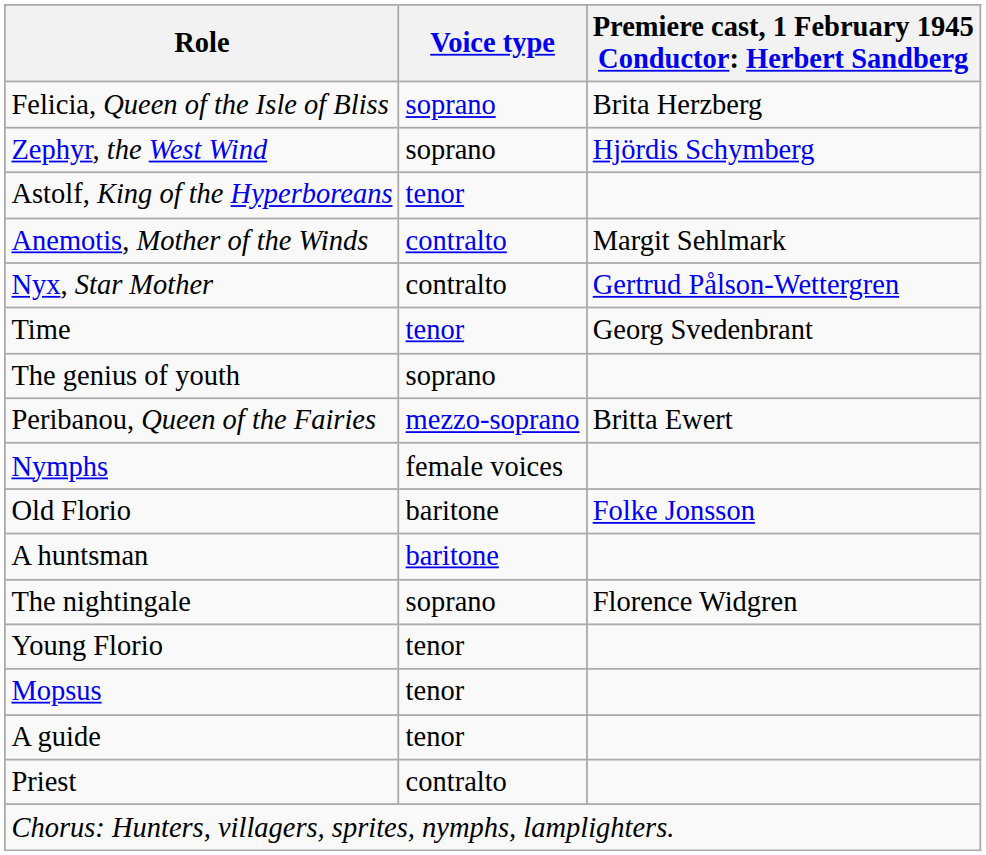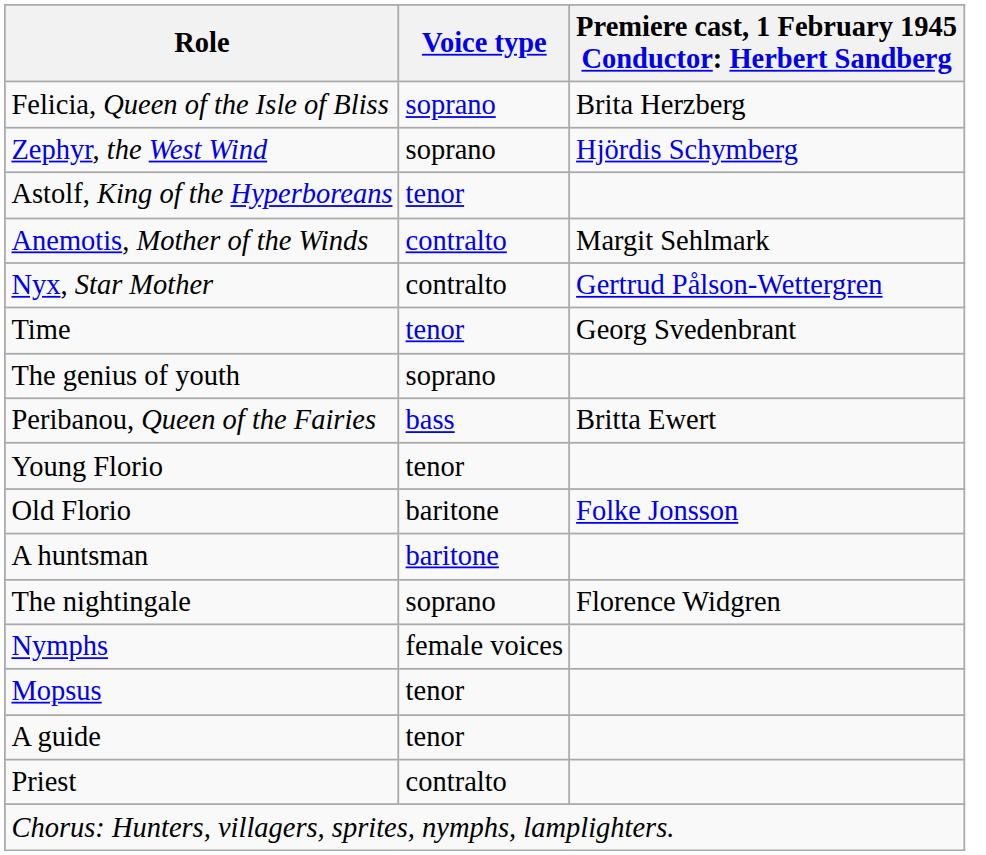(493, 420) mezzo-soprano -> (430, 420) bass
rows swapped: (87, 646) <-> (60, 465)
